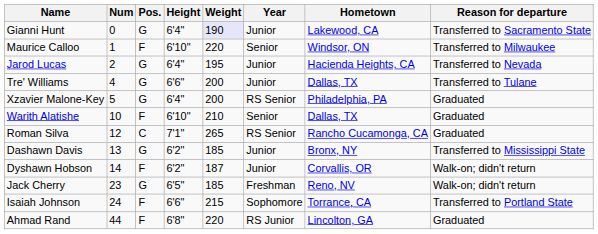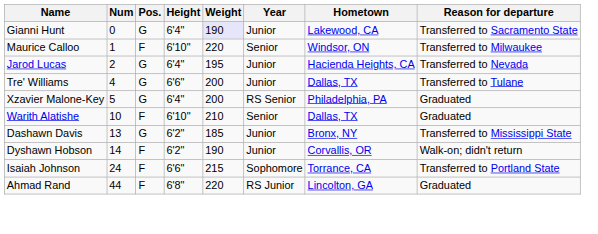- row: (38, 133)
(214, 168) 187 -> (214, 151) 190
- row: (36, 185)
